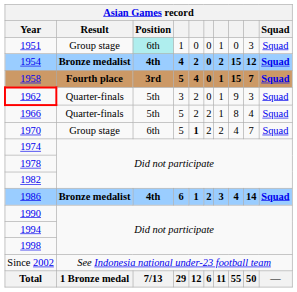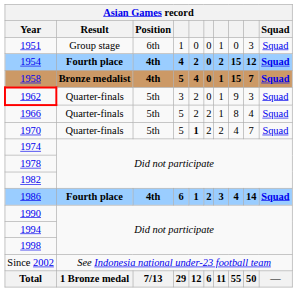(153, 45) paleturquoise background -> (153, 45) no background
(95, 62) Bronze medalist -> (95, 62) Fourth place
(95, 79) Fourth place -> (95, 79) Bronze medalist
(153, 79) 3rd -> (153, 79) 4th
(95, 130) Group stage -> (95, 130) Quarter-finals
(153, 130) 6th -> (153, 130) 5th
(95, 196) Bronze medalist -> (95, 196) Fourth place
